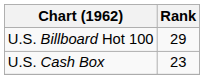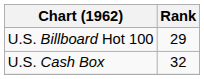(178, 62) 23 -> (178, 62) 32
